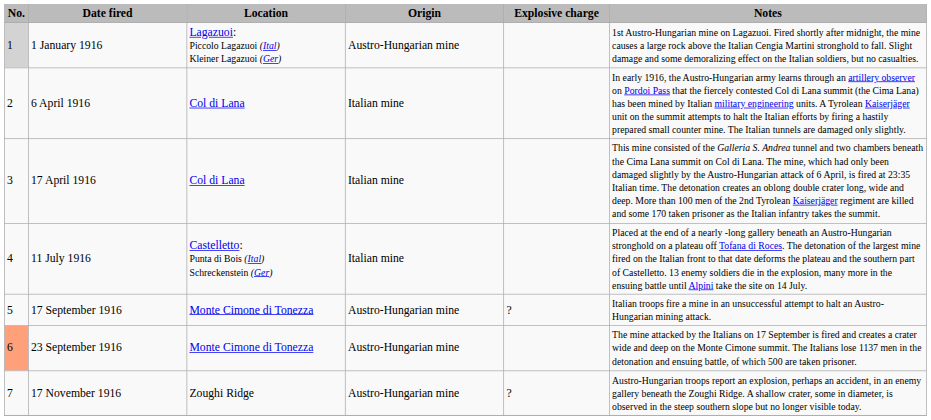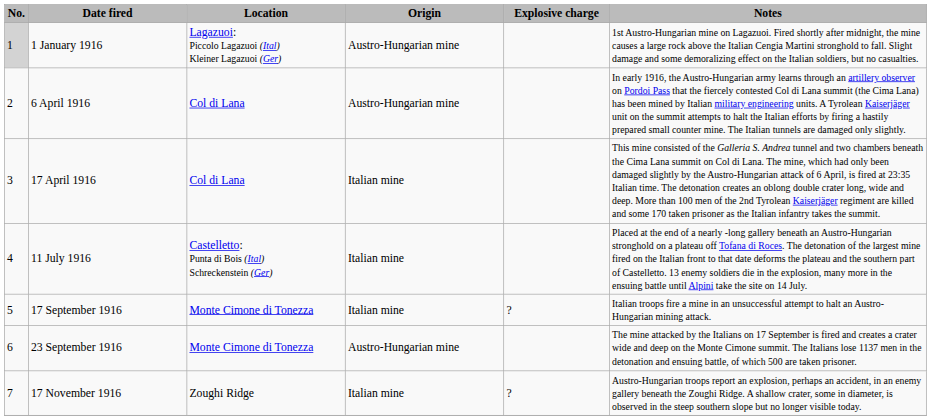(376, 103) Italian mine -> (404, 103) Austro-Hungarian mine
(404, 310) Austro-Hungarian mine -> (376, 310) Italian mine
(10, 348) lightsalmon background -> (10, 348) no background
(404, 393) Austro-Hungarian mine -> (376, 393) Italian mine
